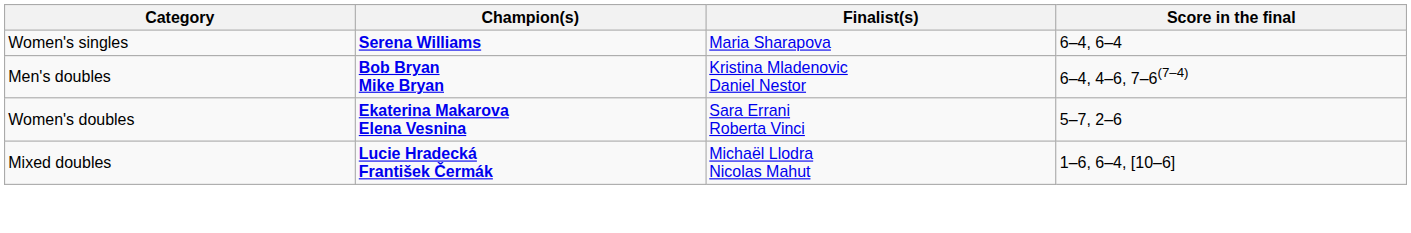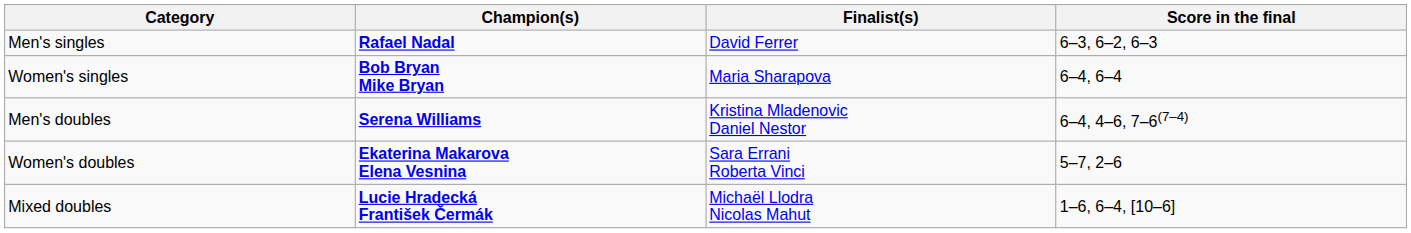+ row: (56, 43)
(420, 43) Serena Williams -> (401, 77) Bob Bryan Mike Bryan
(401, 77) Bob Bryan Mike Bryan -> (420, 120) Serena Williams
